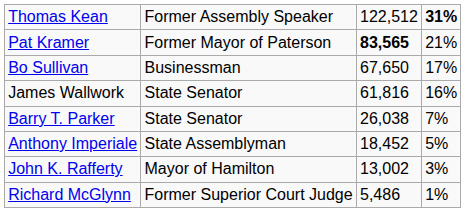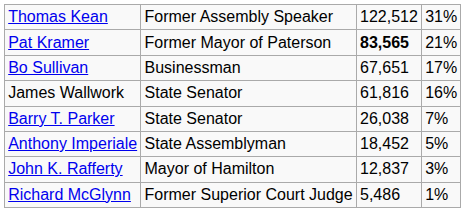(441, 17) bold -> (441, 17) normal
(384, 67) 67,650 -> (384, 67) 67,651
(384, 169) 13,002 -> (384, 169) 12,837
